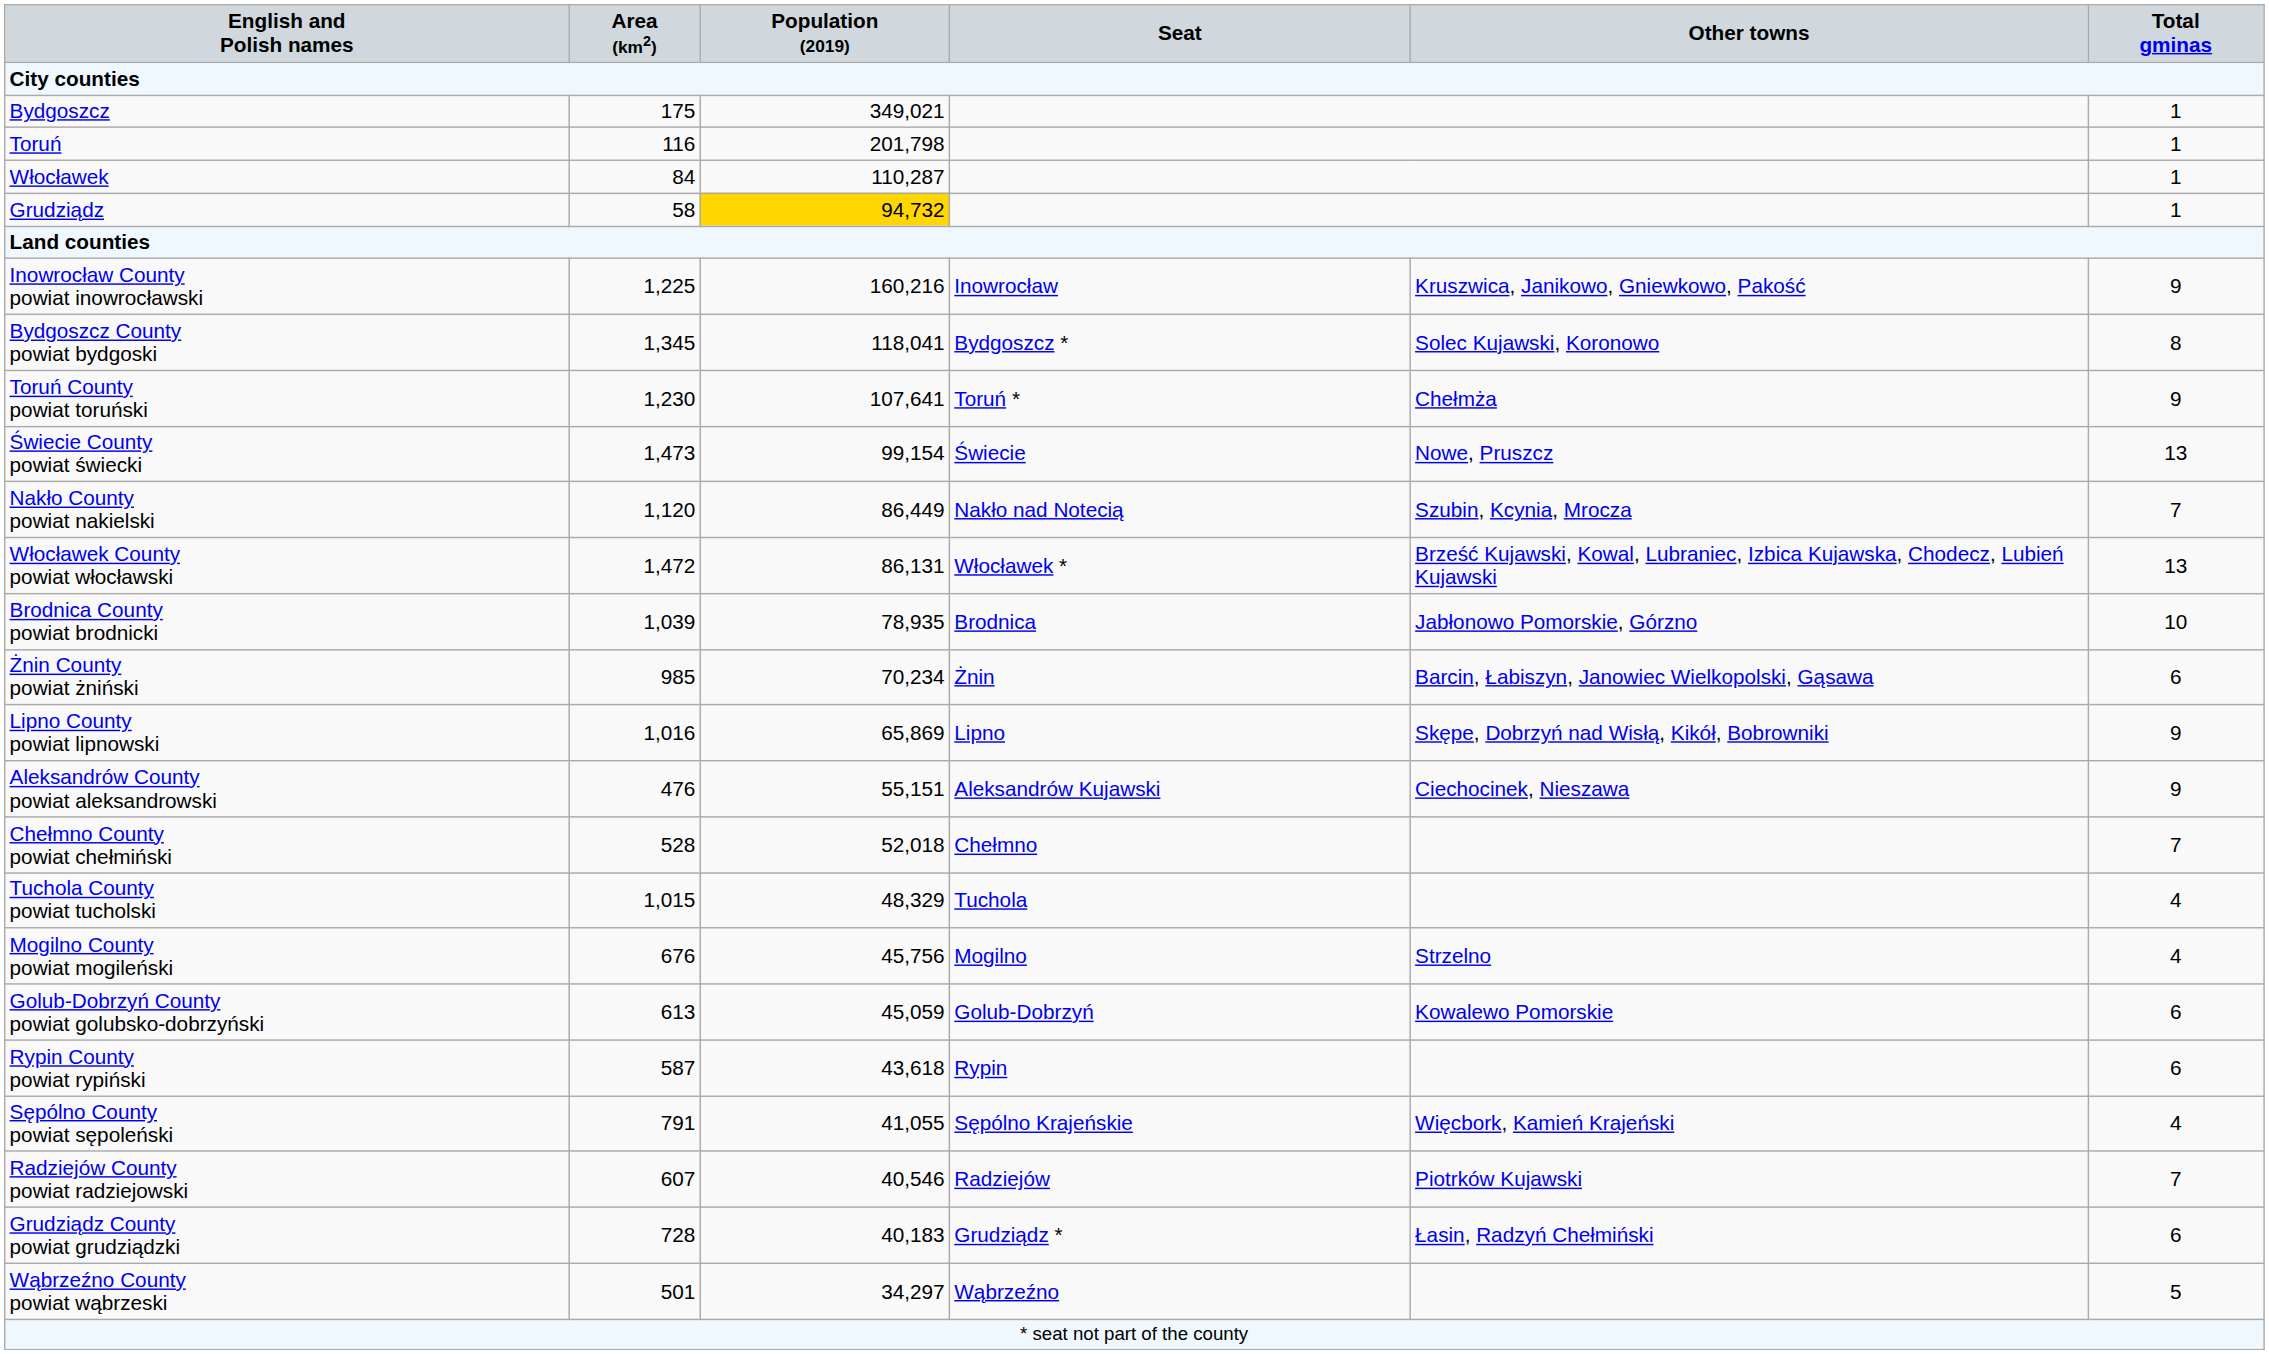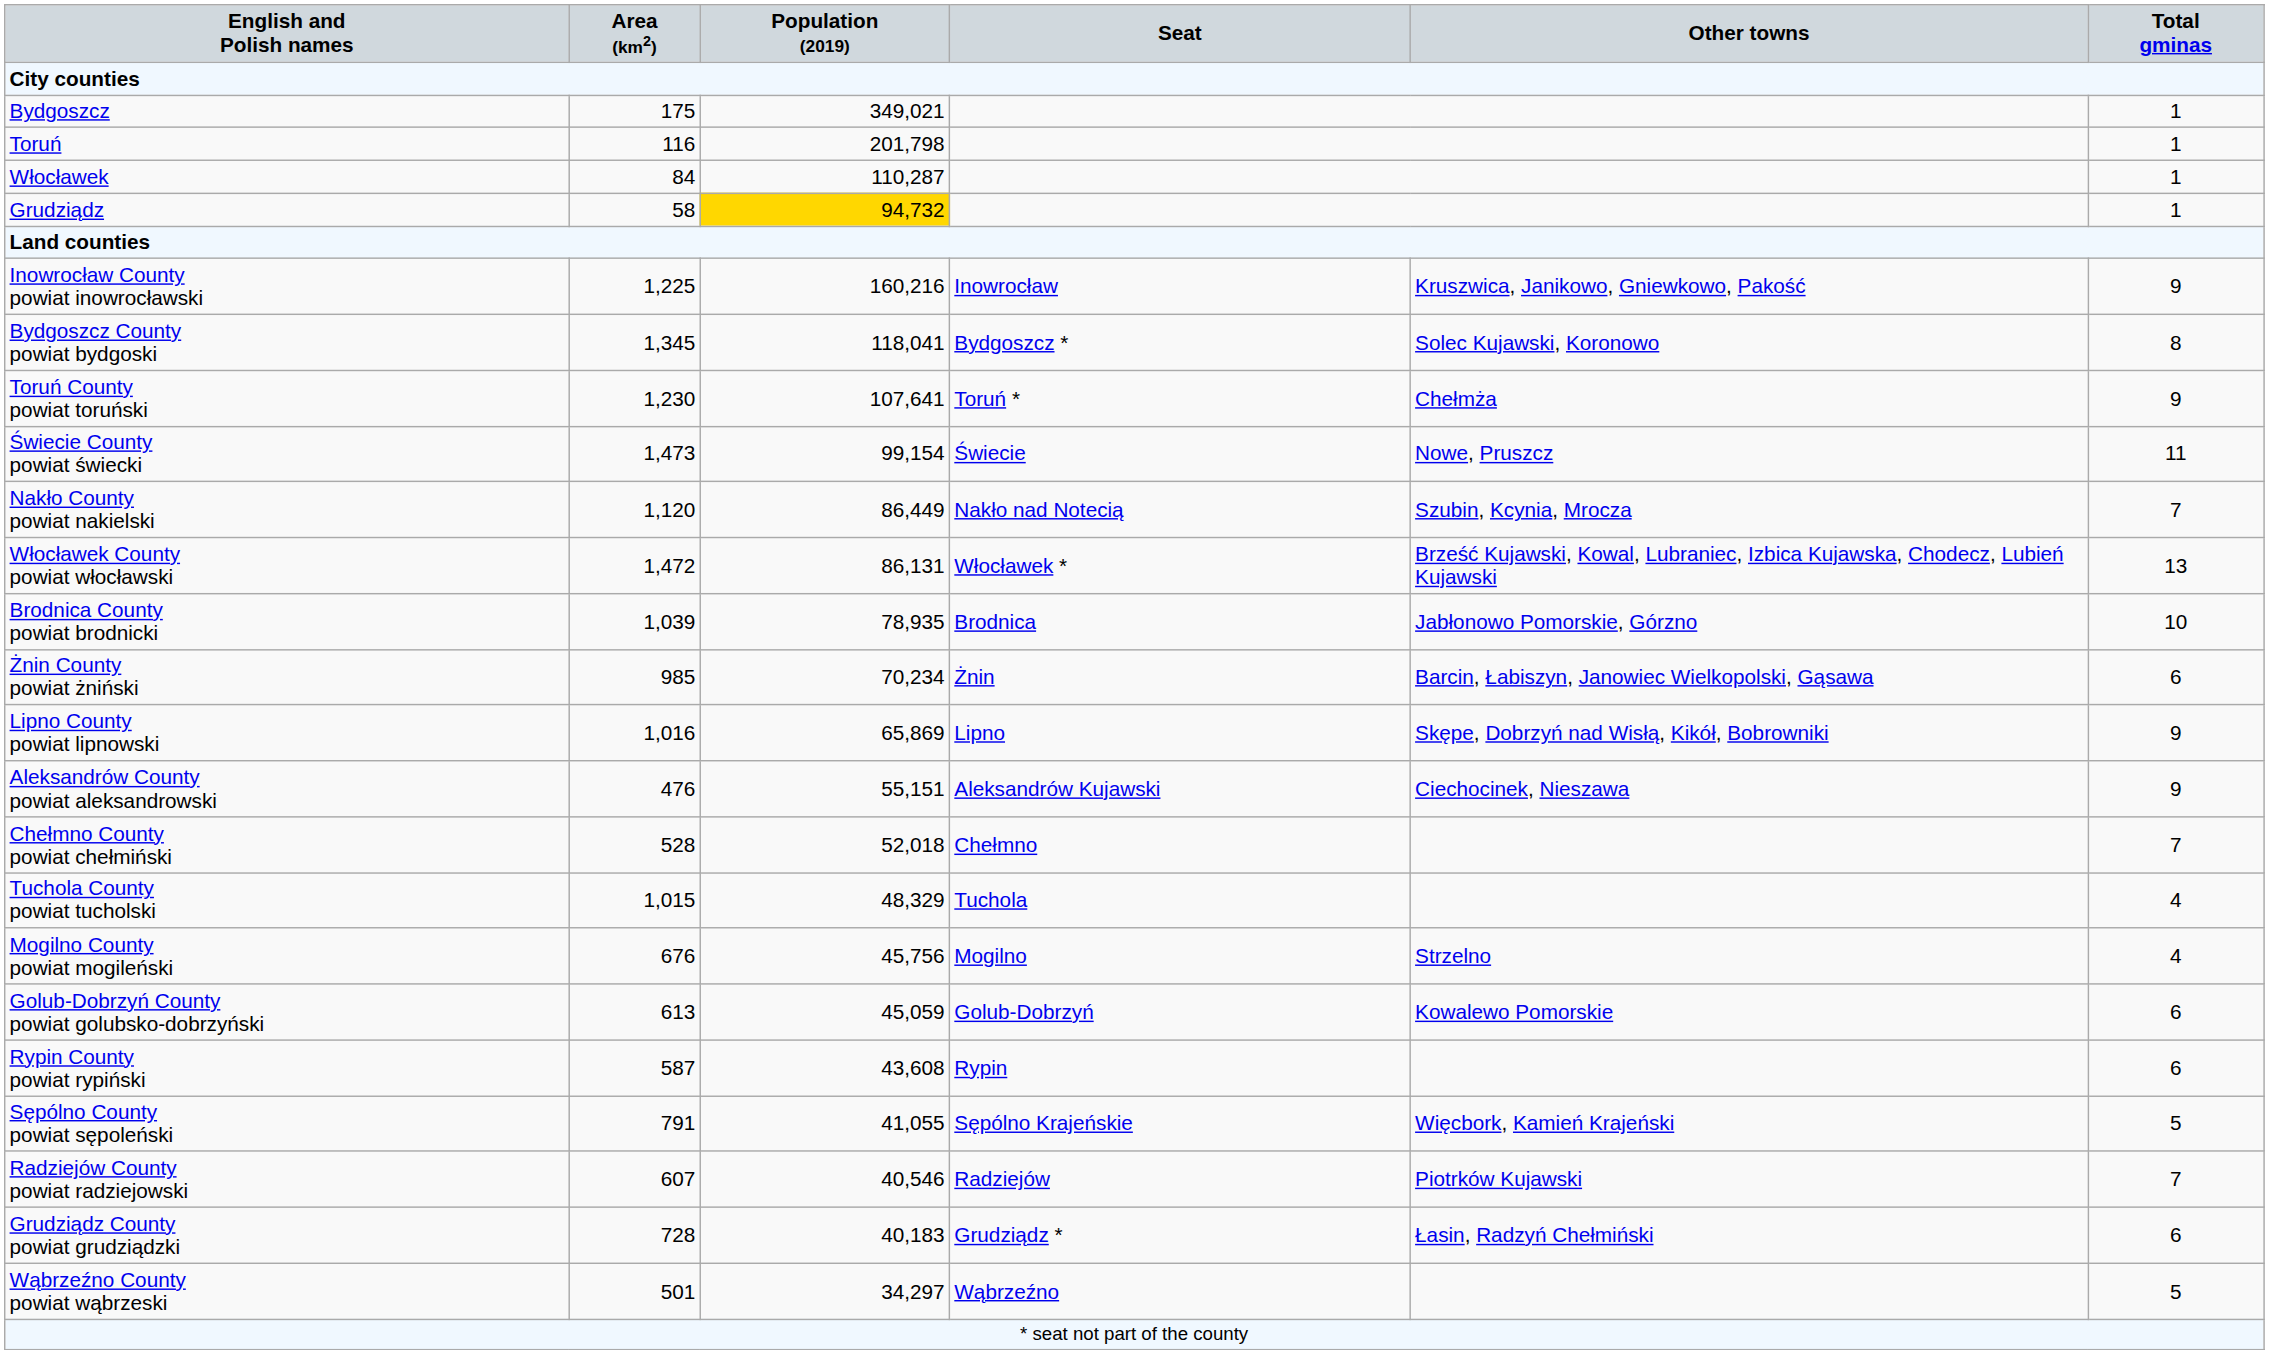(2176, 454) 13 -> (2176, 454) 11
(913, 1068) 43,618 -> (913, 1068) 43,608
(2176, 1124) 4 -> (2176, 1124) 5
